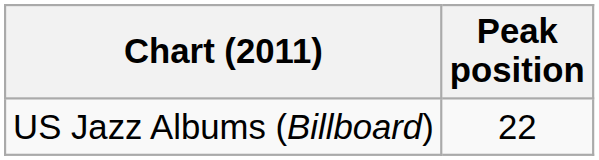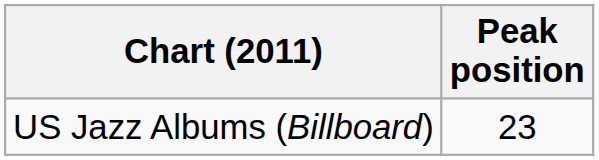(517, 126) 22 -> (517, 126) 23
